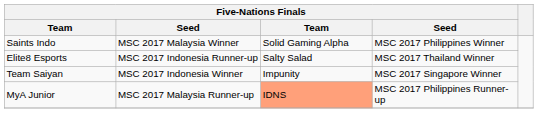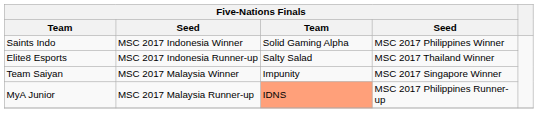(178, 43) MSC 2017 Malaysia Winner -> (180, 43) MSC 2017 Indonesia Winner
(180, 74) MSC 2017 Indonesia Winner -> (178, 74) MSC 2017 Malaysia Winner
